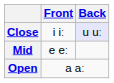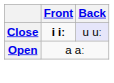(58, 31) normal -> (58, 31) bold
- row: (23, 50)
